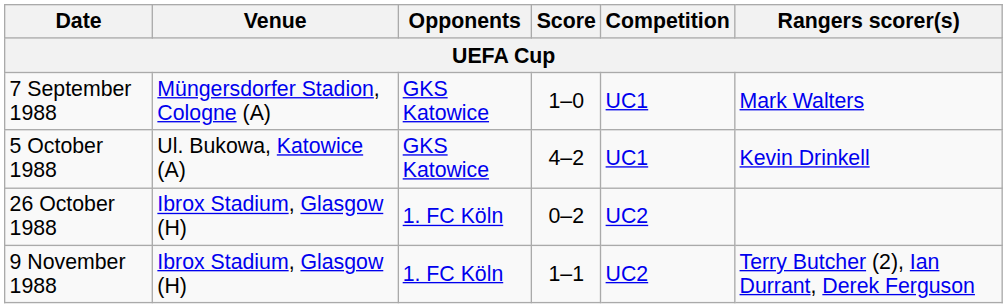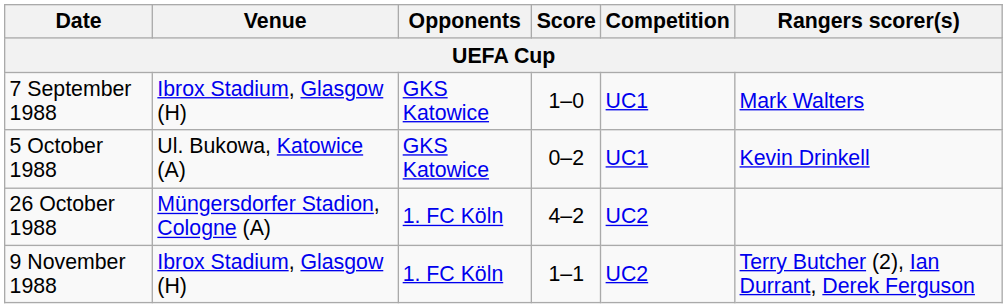(269, 100) Müngersdorfer Stadion, Cologne (A) -> (270, 100) Ibrox Stadium, Glasgow (H)
(566, 158) 4–2 -> (566, 158) 0–2
(270, 216) Ibrox Stadium, Glasgow (H) -> (269, 216) Müngersdorfer Stadion, Cologne (A)
(566, 216) 0–2 -> (566, 216) 4–2
